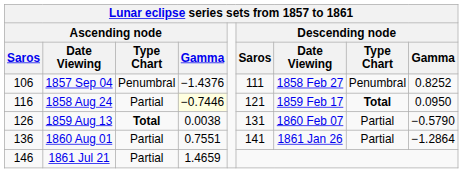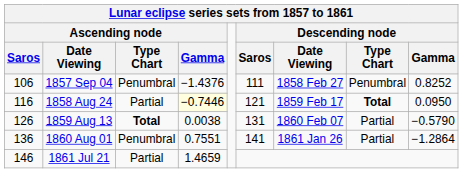(147, 139) Partial -> (147, 139) Penumbral
